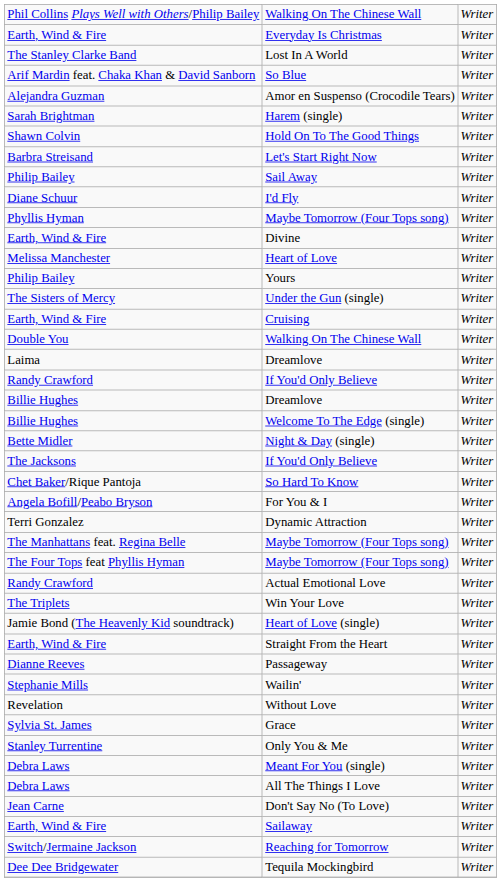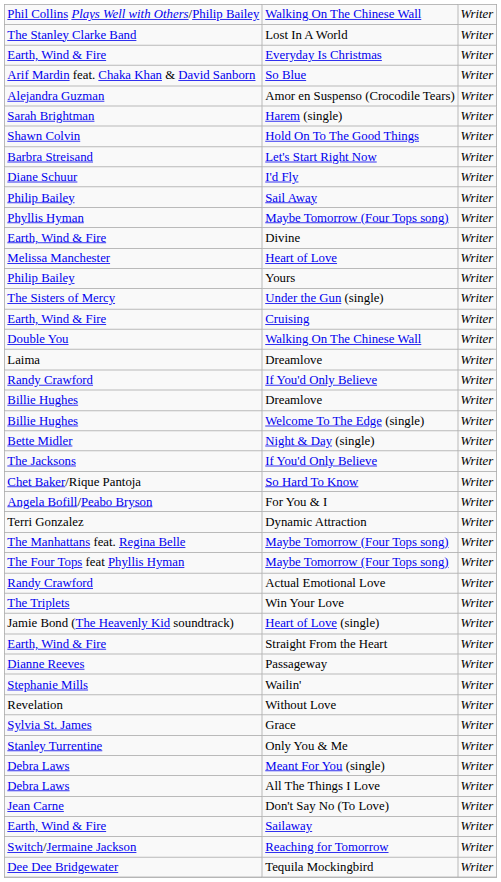rows swapped: (72, 55) <-> (57, 34)
rows swapped: (42, 197) <-> (41, 177)
